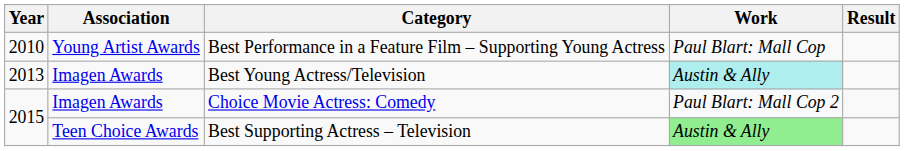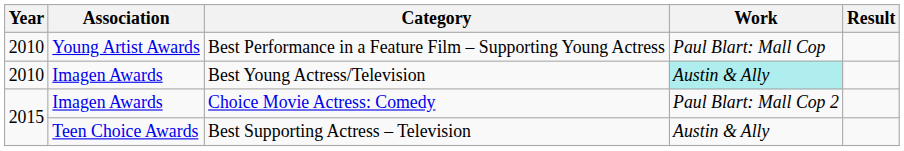(26, 74) 2013 -> (26, 74) 2010
(721, 131) lightgreen background -> (721, 131) no background
